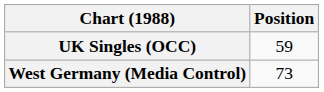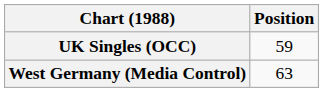(284, 73) 73 -> (284, 73) 63
